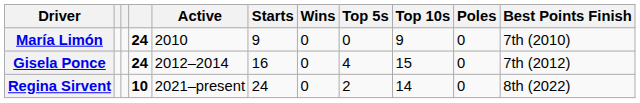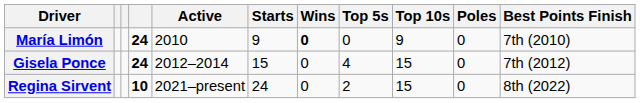(305, 40) normal -> (305, 40) bold
(260, 63) 16 -> (260, 63) 15
(404, 86) 14 -> (404, 86) 15
